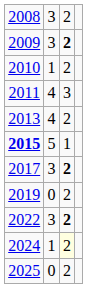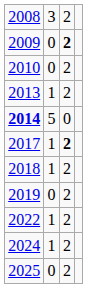(52, 42) 3 -> (52, 42) 0
(52, 67) 1 -> (52, 67) 0
- row: (24, 93)
(52, 118) 4 -> (52, 93) 1
+ row: (24, 118)
- row: (24, 144)
(52, 169) 3 -> (52, 144) 1
+ row: (24, 169)
(52, 220) 3 -> (52, 220) 1
(67, 220) bold -> (67, 220) normal
(67, 245) lightyellow background -> (67, 245) no background
